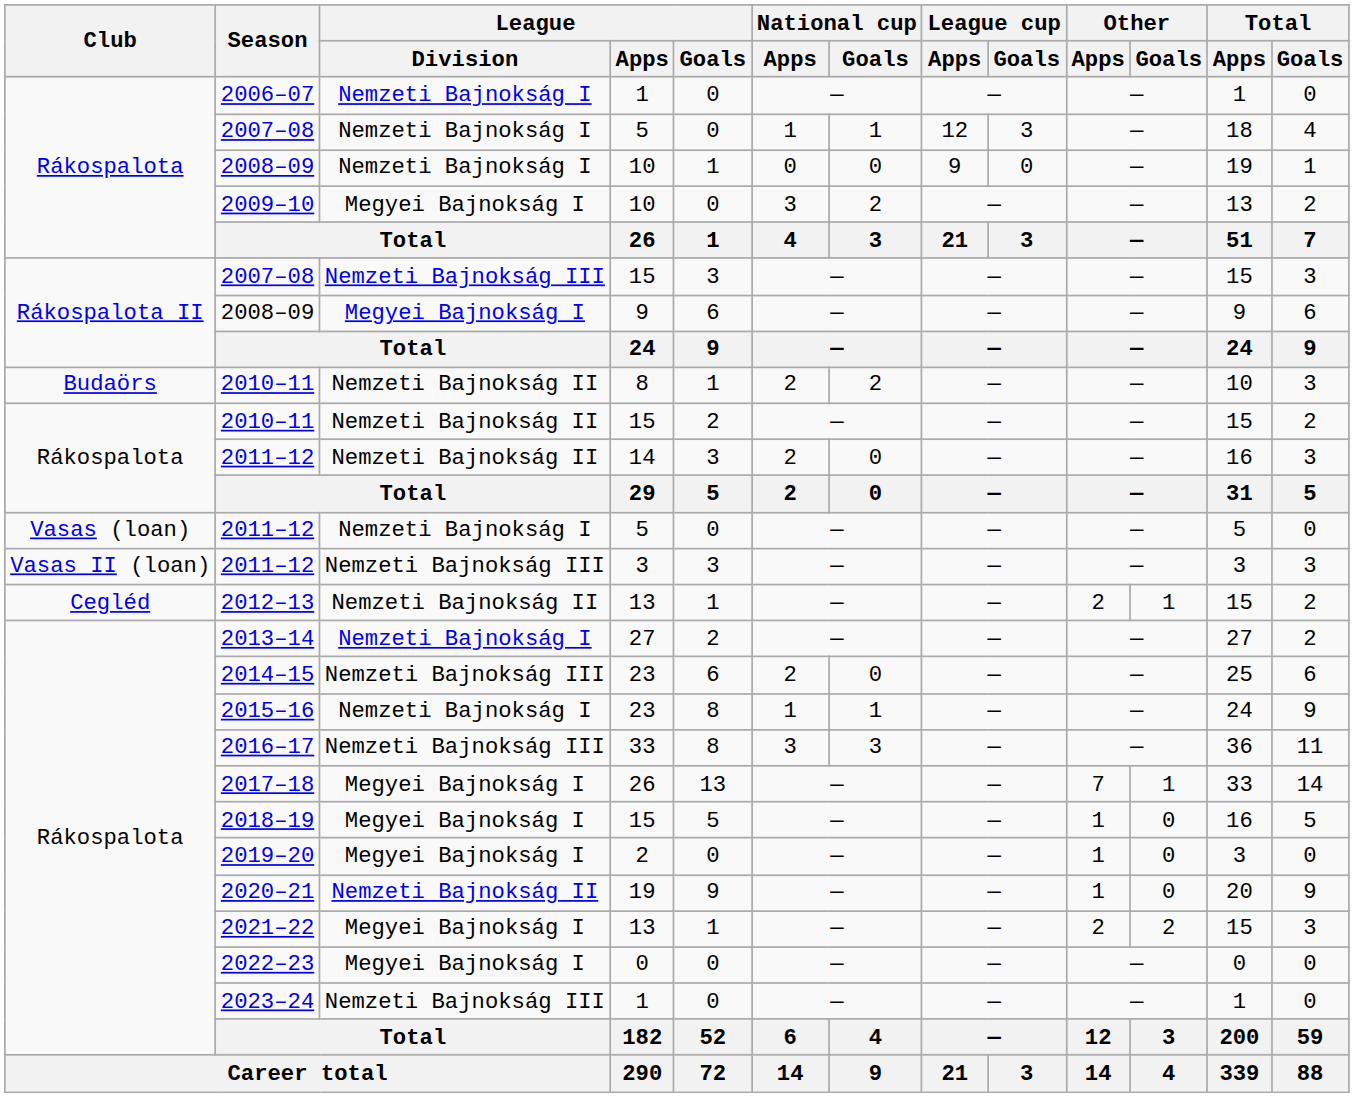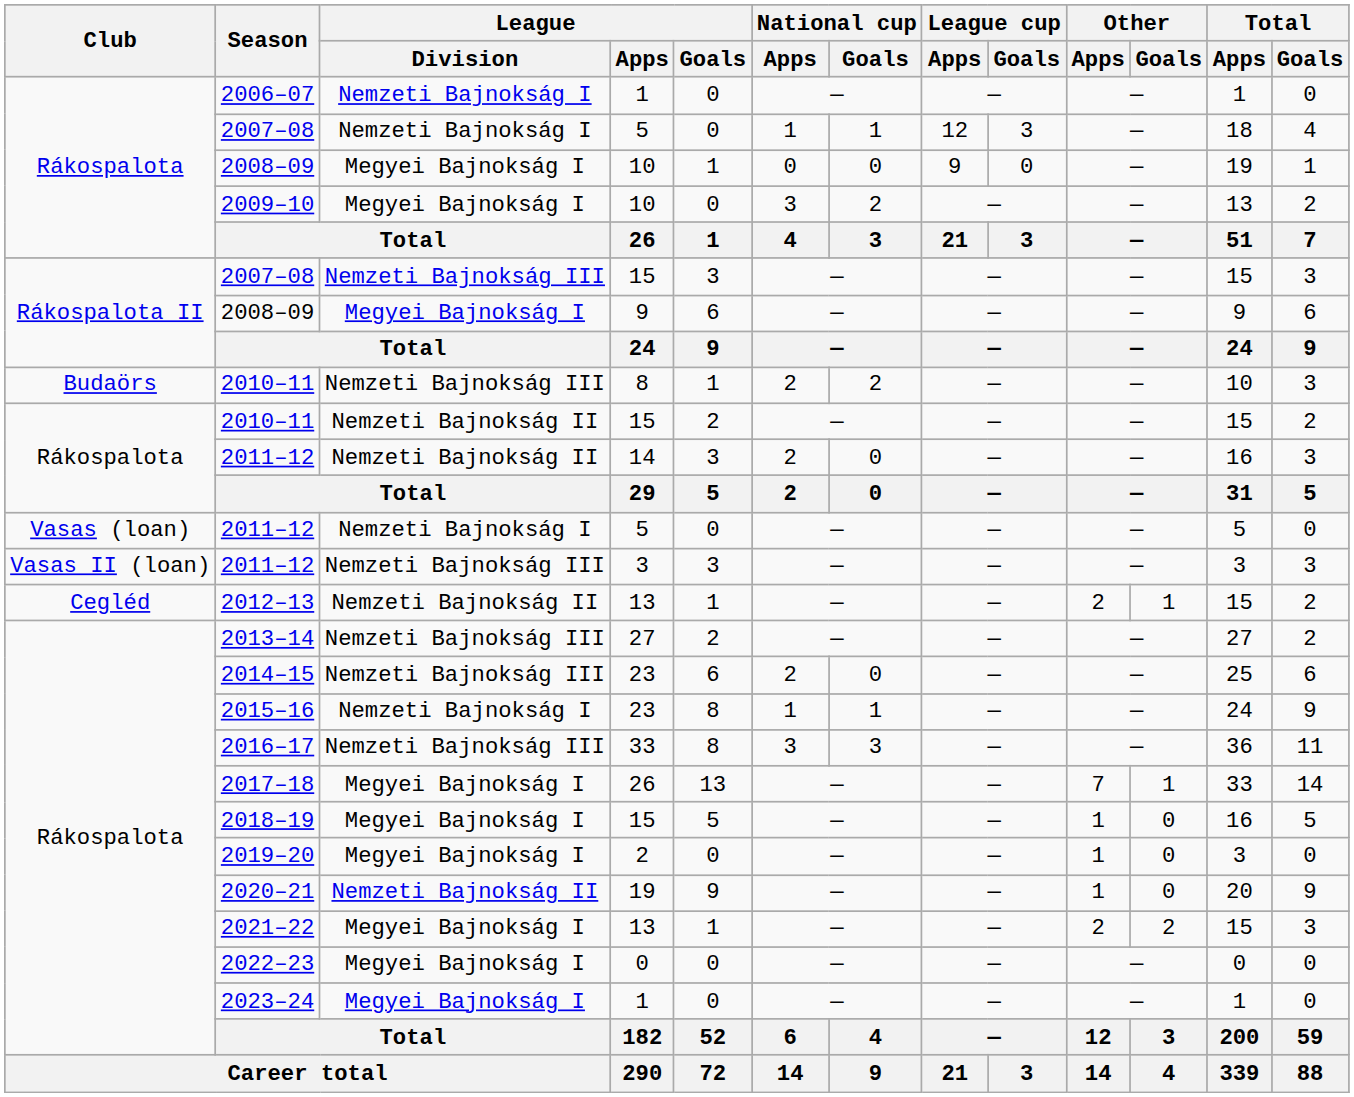(465, 168) Nemzeti Bajnokság I -> (465, 168) Megyei Bajnokság I
(465, 385) Nemzeti Bajnokság II -> (465, 385) Nemzeti Bajnokság III
(465, 639) Nemzeti Bajnokság I -> (465, 639) Nemzeti Bajnokság III
(465, 1001) Nemzeti Bajnokság III -> (465, 1001) Megyei Bajnokság I
